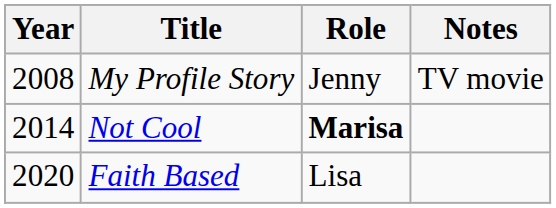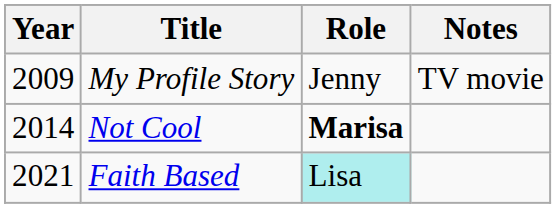(43, 78) 2008 -> (43, 78) 2009
(43, 176) 2020 -> (43, 176) 2021
(335, 176) no background -> (335, 176) paleturquoise background
